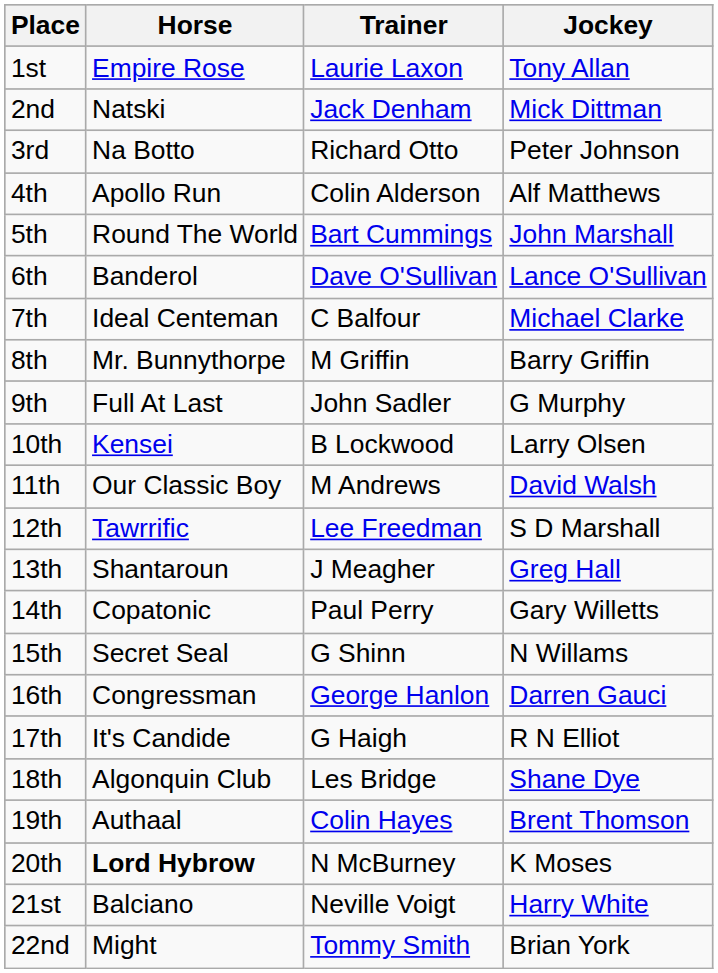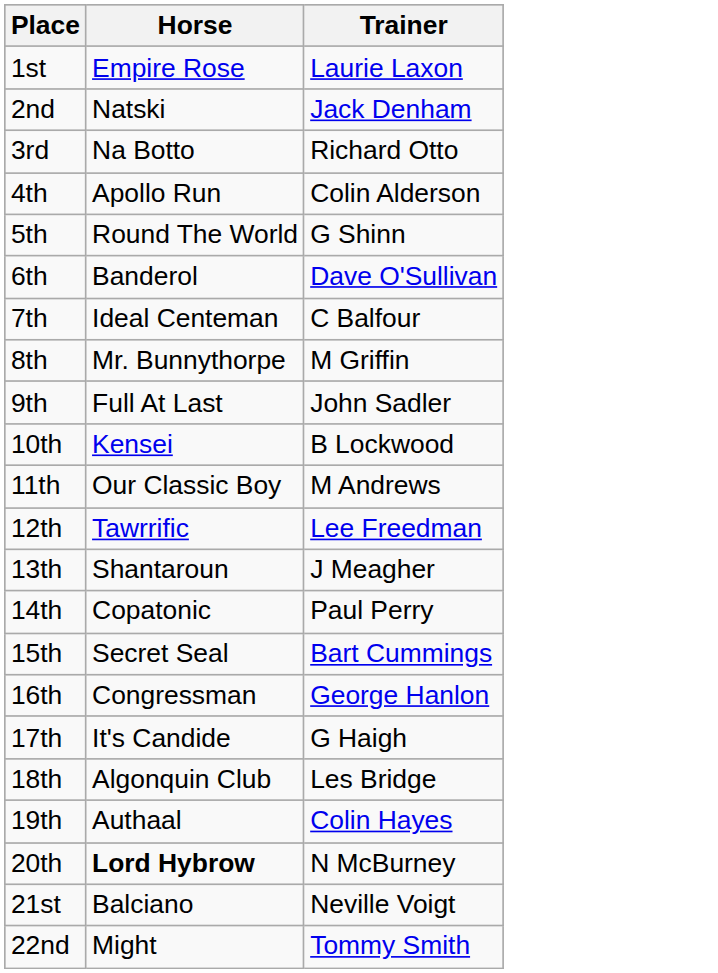- column: (608, 25)
(401, 234) Bart Cummings -> (358, 234) G Shinn
(358, 653) G Shinn -> (401, 653) Bart Cummings
